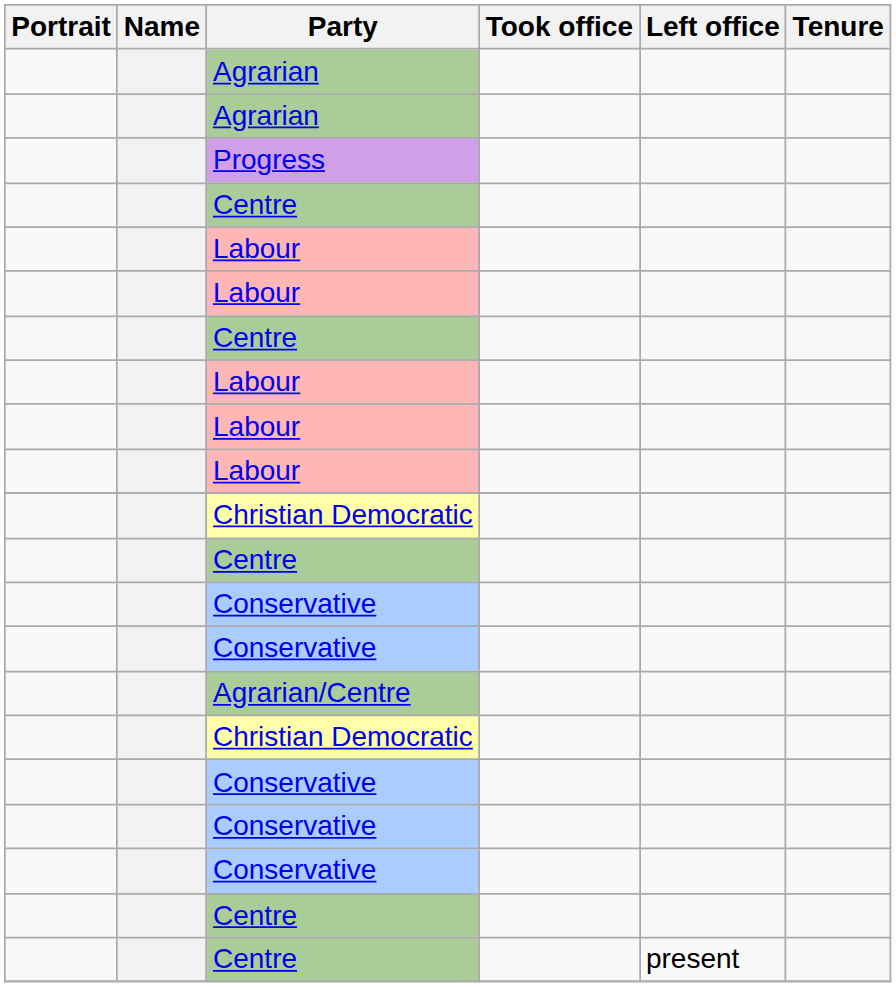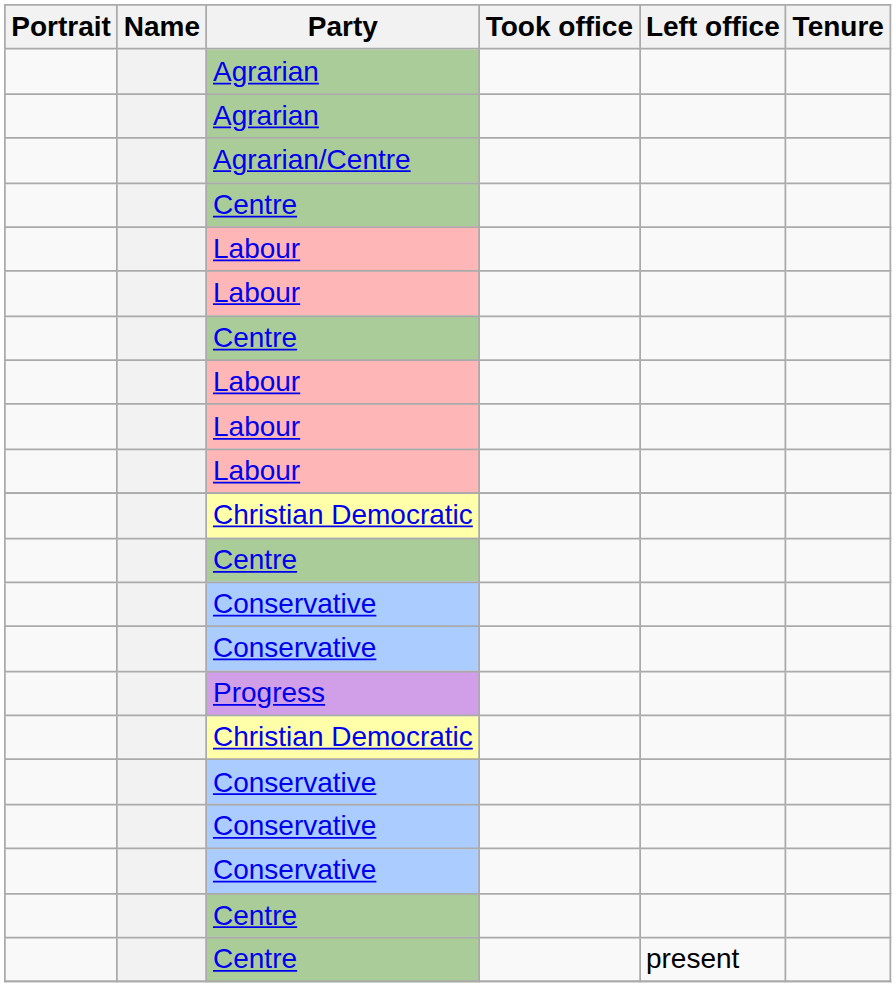rows swapped: (61, 693) <-> (61, 160)
